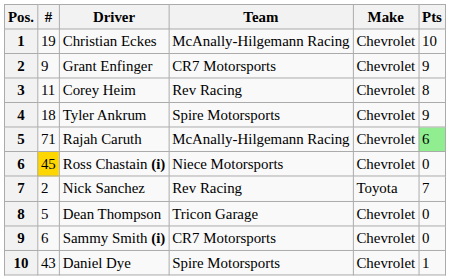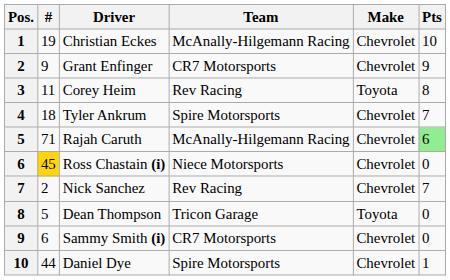(386, 90) Chevrolet -> (377, 90) Toyota
(426, 115) 9 -> (426, 115) 7
(377, 188) Toyota -> (386, 188) Chevrolet
(386, 213) Chevrolet -> (377, 213) Toyota
(48, 262) 43 -> (48, 262) 44
